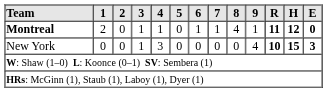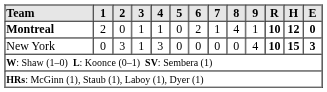(198, 29) 1 -> (198, 29) 2
(274, 29) 11 -> (274, 29) 10
(122, 46) 0 -> (122, 46) 3
